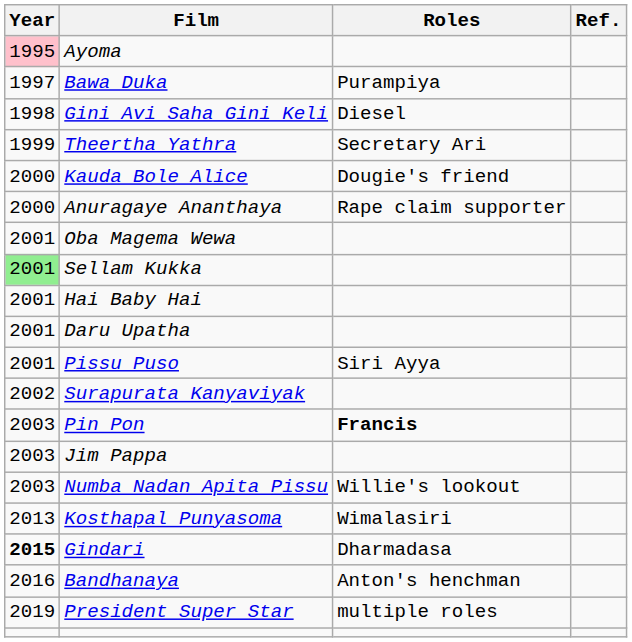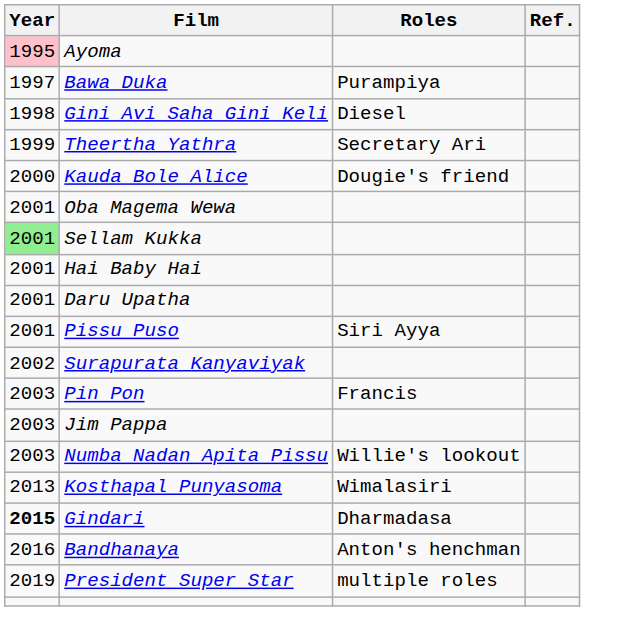- row: (173, 207)
(377, 425) bold -> (377, 394) normal
